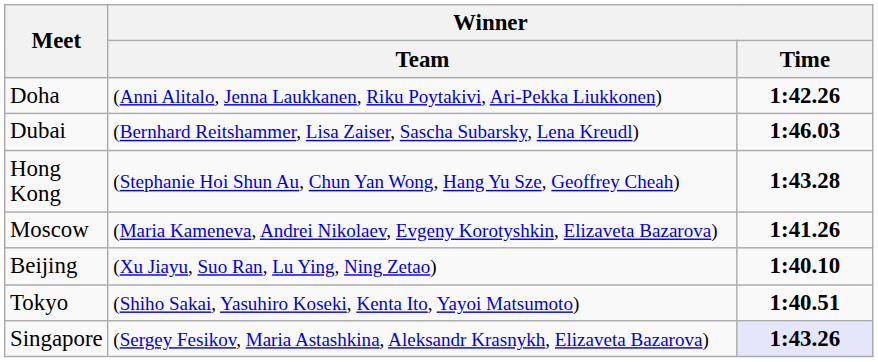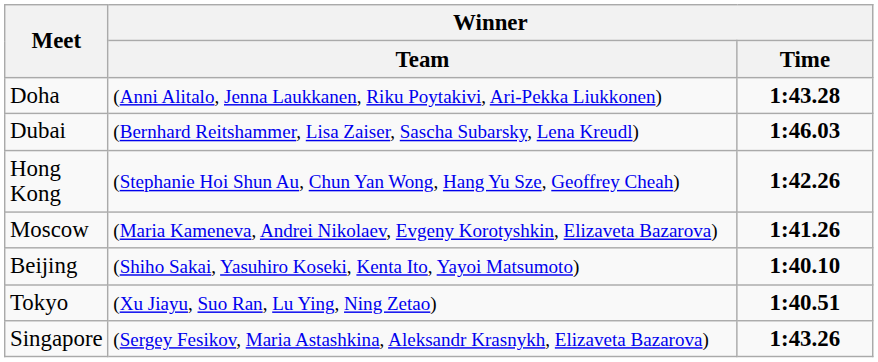(805, 95) 1:42.26 -> (805, 95) 1:43.28
(805, 180) 1:43.28 -> (805, 180) 1:42.26
(275, 267) (Xu Jiayu, Suo Ran, Lu Ying, Ning Zetao) -> (346, 267) (Shiho Sakai, Yasuhiro Koseki, Kenta Ito, Yayoi Matsumoto)
(346, 303) (Shiho Sakai, Yasuhiro Koseki, Kenta Ito, Yayoi Matsumoto) -> (275, 303) (Xu Jiayu, Suo Ran, Lu Ying, Ning Zetao)
(805, 338) lavender background -> (805, 338) no background
